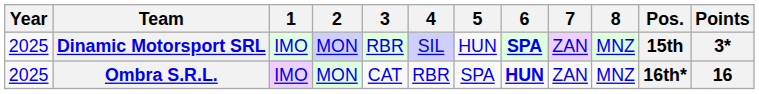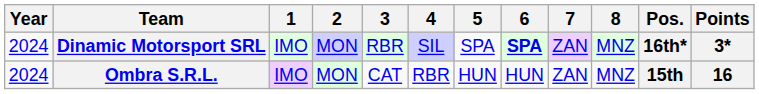(29, 46) 2025 -> (29, 46) 2024
(478, 46) HUN -> (478, 46) SPA
(665, 46) 15th -> (665, 46) 16th*
(29, 74) 2025 -> (29, 74) 2024
(478, 74) SPA -> (478, 74) HUN
(525, 74) bold -> (525, 74) normal
(665, 74) 16th* -> (665, 74) 15th
